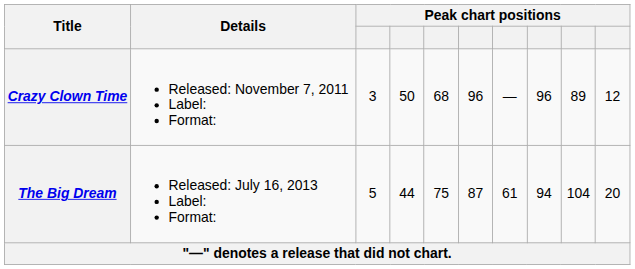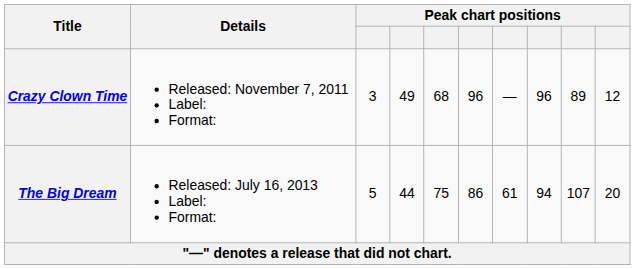(407, 97) 50 -> (407, 97) 49
(476, 193) 87 -> (476, 193) 86
(578, 193) 104 -> (578, 193) 107
